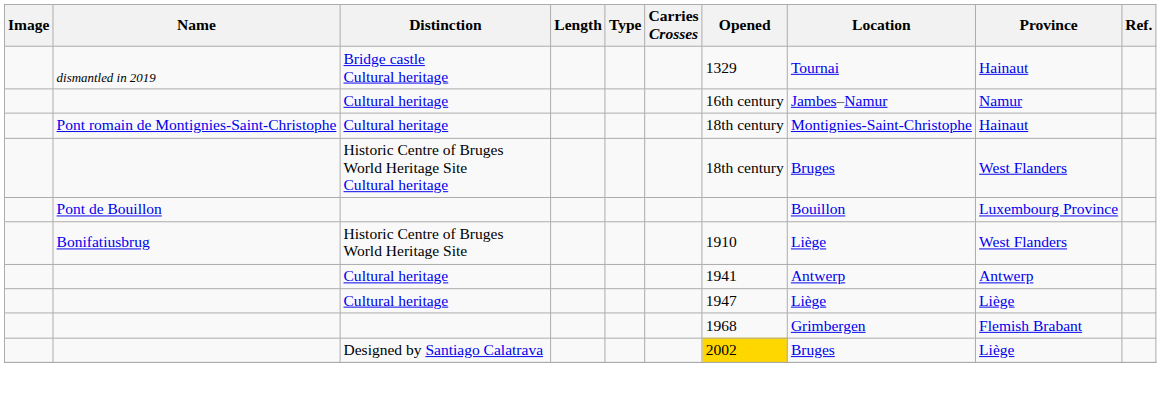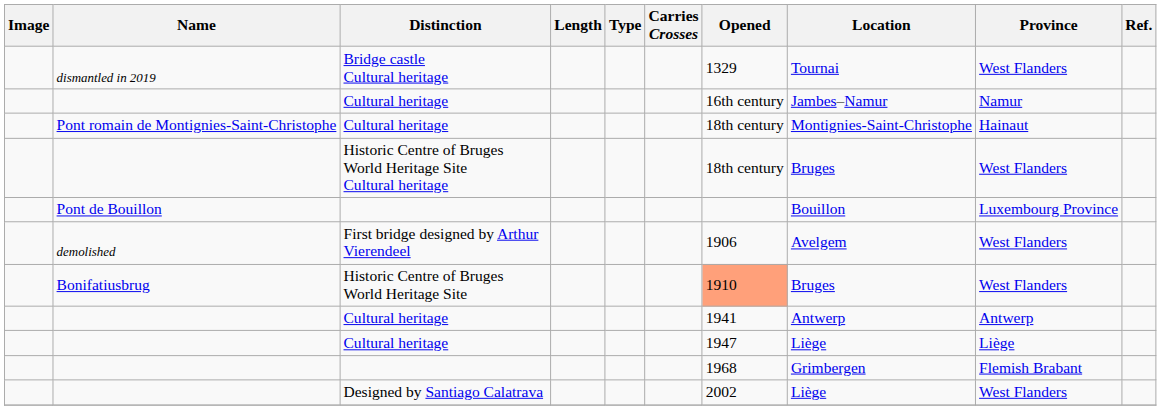(1004, 67) Hainaut -> (1023, 67) West Flanders
+ row: (86, 252)
(721, 243) no background -> (721, 285) lightsalmon background
(809, 243) Liège -> (813, 285) Bruges
(721, 350) gold background -> (721, 392) no background
(813, 350) Bruges -> (809, 392) Liège
(997, 350) Liège -> (1023, 392) West Flanders
